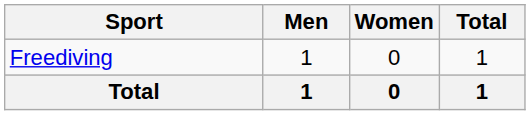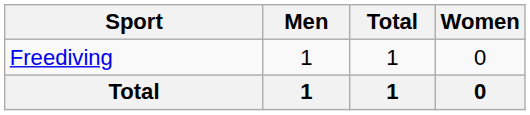columns swapped: (394, 22) <-> (482, 22)
